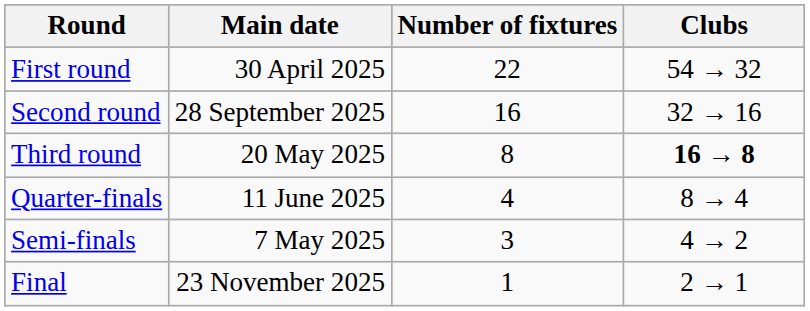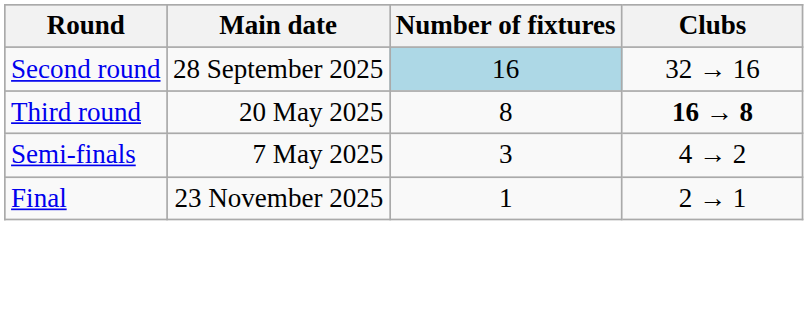- row: (71, 68)
(507, 111) no background -> (506, 68) lightblue background
- row: (87, 197)
